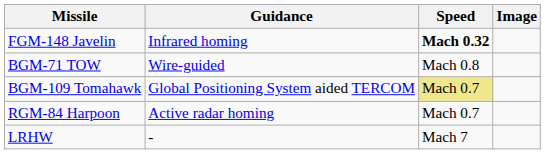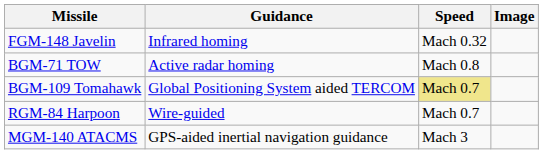(456, 40) bold -> (454, 40) normal
(186, 64) Wire-guided -> (211, 64) Active radar homing
(211, 112) Active radar homing -> (186, 112) Wire-guided
+ row: (73, 137)
- row: (30, 137)
